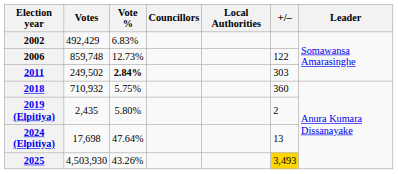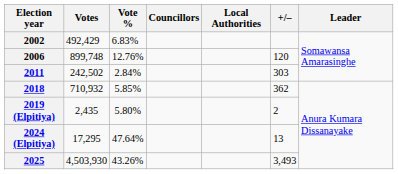(87, 56) 859,748 -> (87, 56) 899,748
(128, 56) 12.73% -> (128, 56) 12.76%
(281, 56) 122 -> (281, 56) 120
(87, 72) 249,502 -> (87, 72) 242,502
(128, 72) bold -> (128, 72) normal
(128, 89) 5.75% -> (128, 89) 5.85%
(281, 89) 360 -> (281, 89) 362
(87, 138) 17,698 -> (87, 138) 17,295
(285, 160) gold background -> (285, 160) no background
